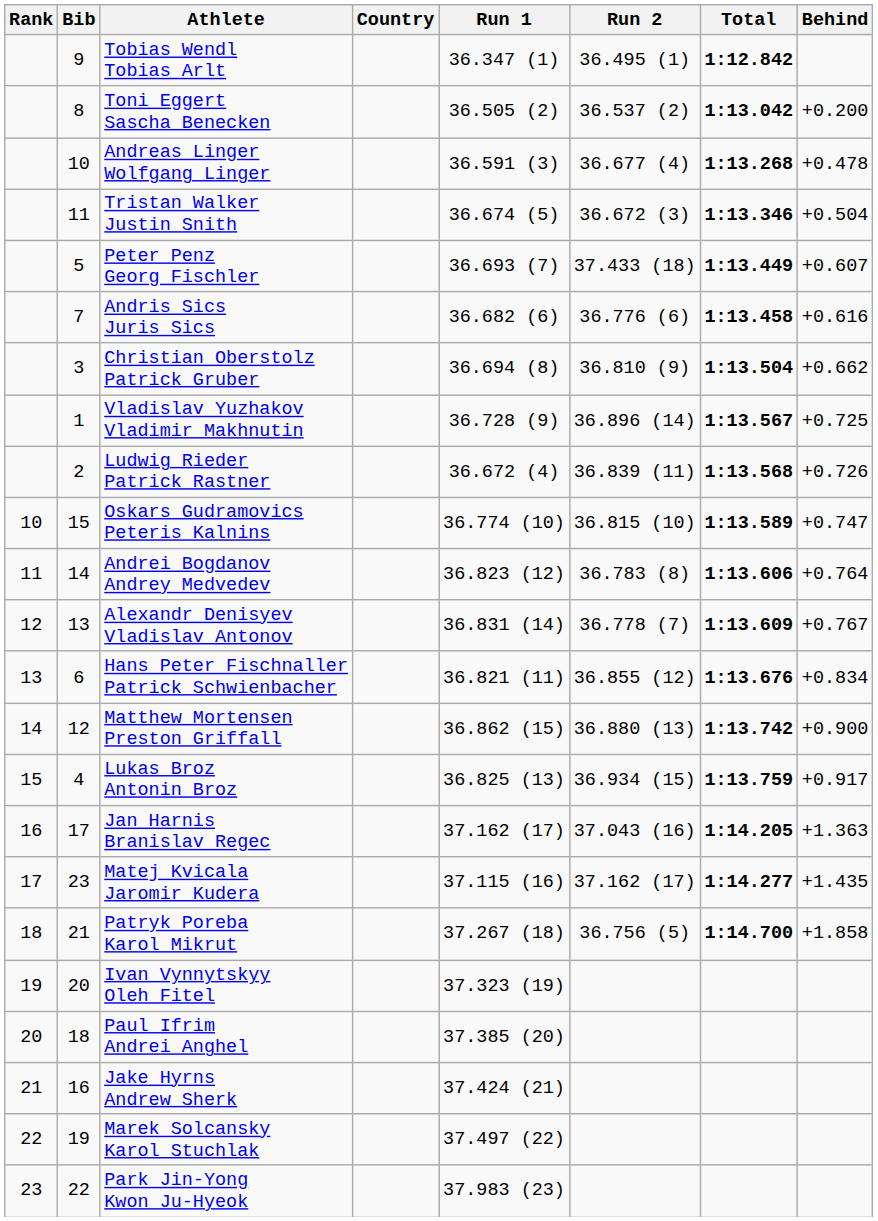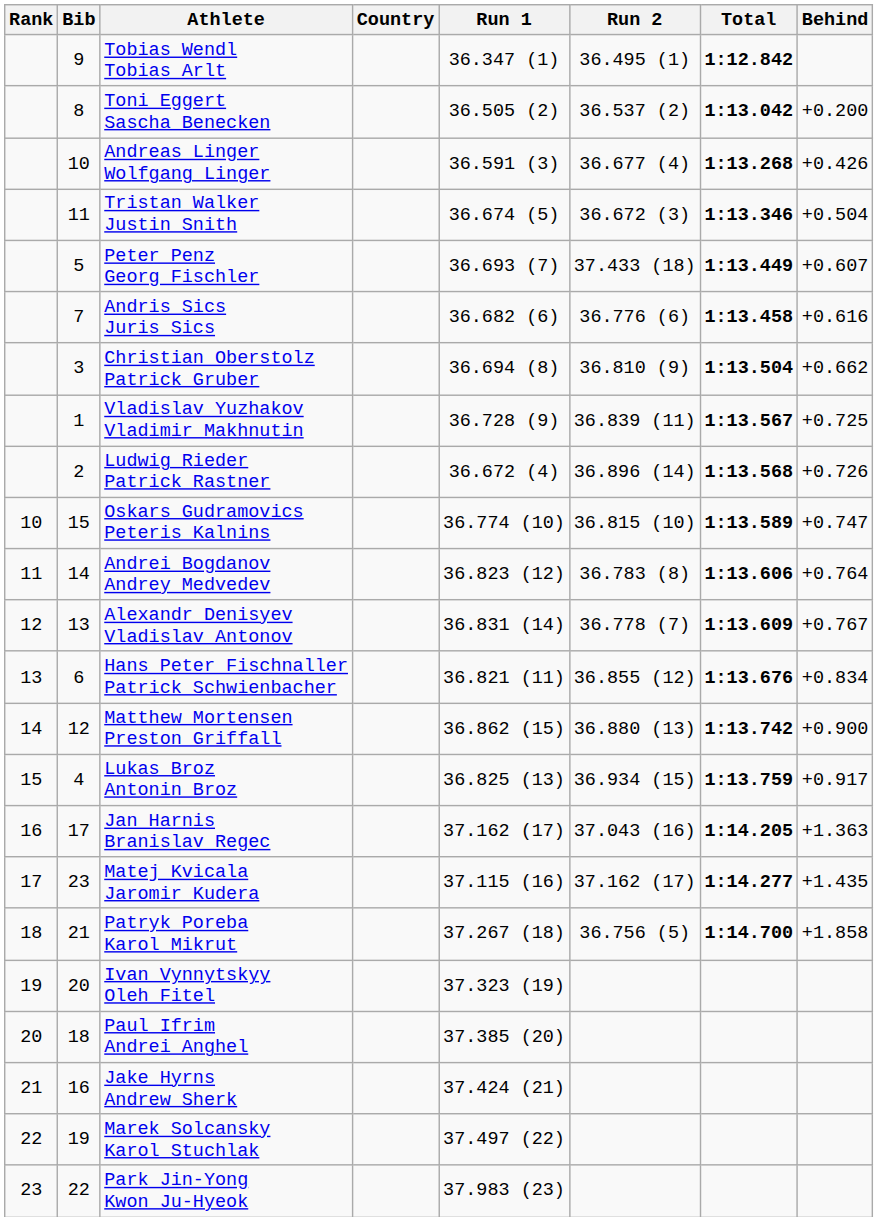(835, 163) +0.478 -> (835, 163) +0.426
(635, 420) 36.896 (14) -> (635, 420) 36.839 (11)
(635, 472) 36.839 (11) -> (635, 472) 36.896 (14)
